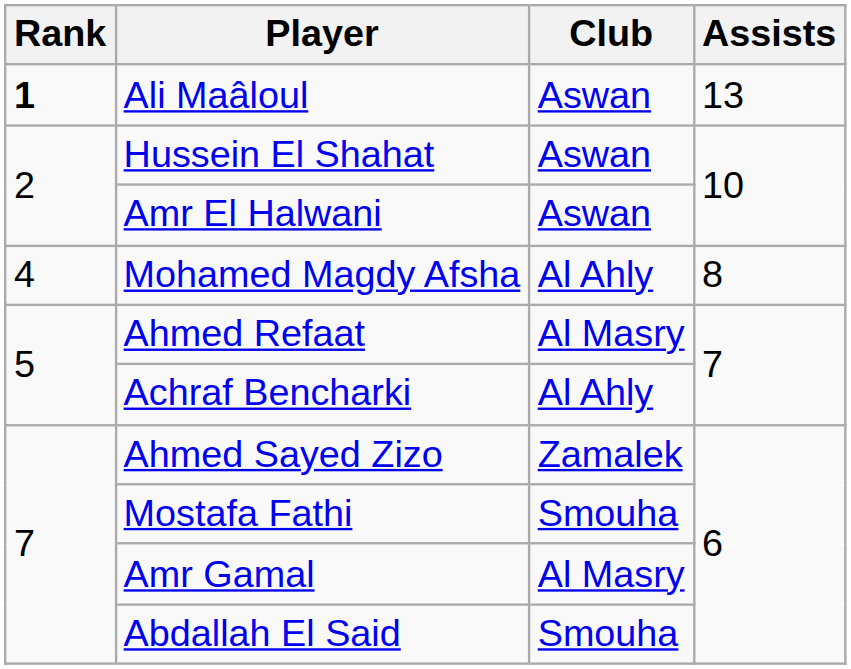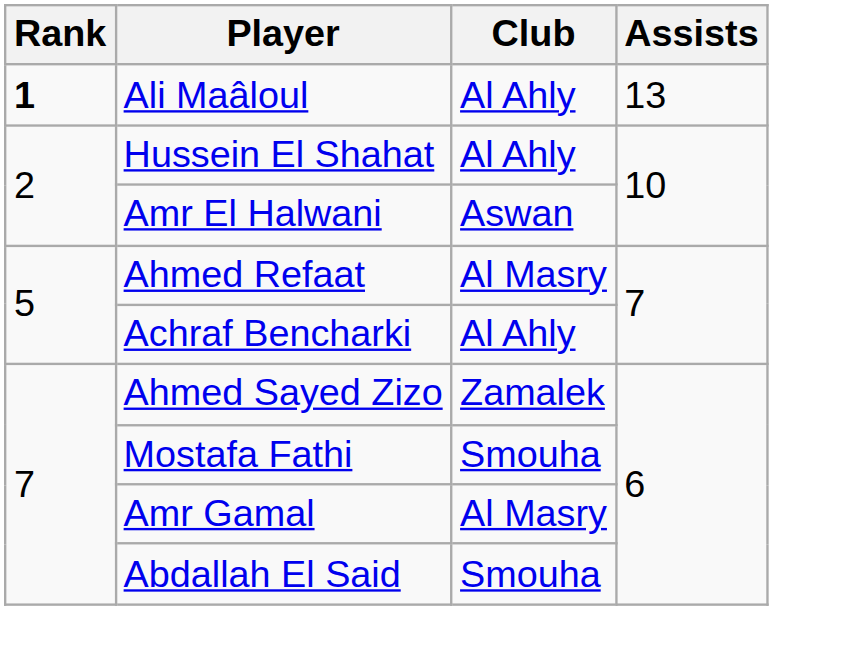(594, 94) Aswan -> (518, 94) Al Ahly
(594, 154) Aswan -> (518, 154) Al Ahly
- row: (322, 273)
